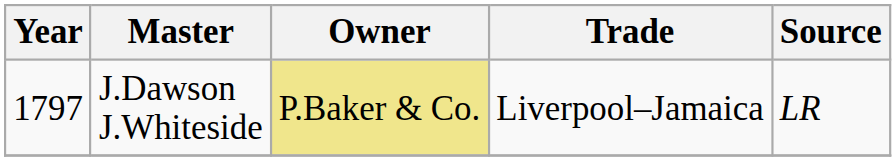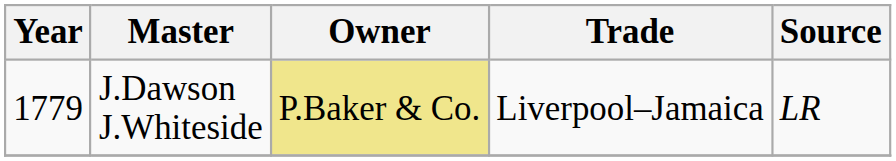(48, 107) 1797 -> (48, 107) 1779
